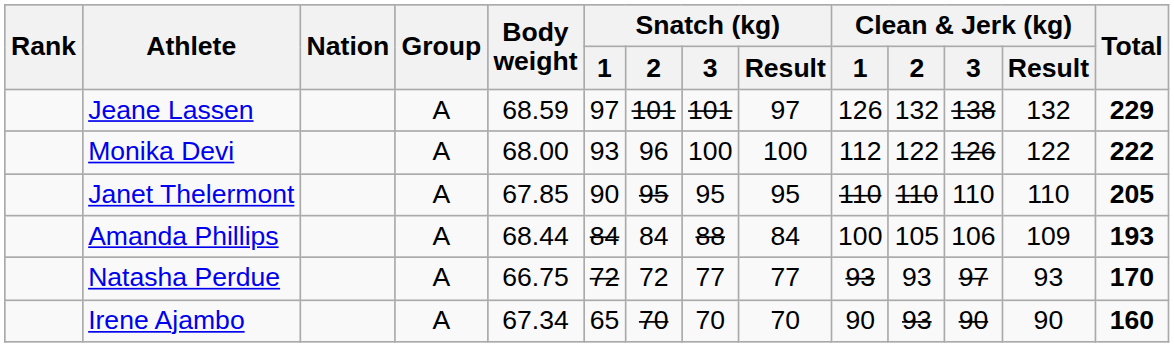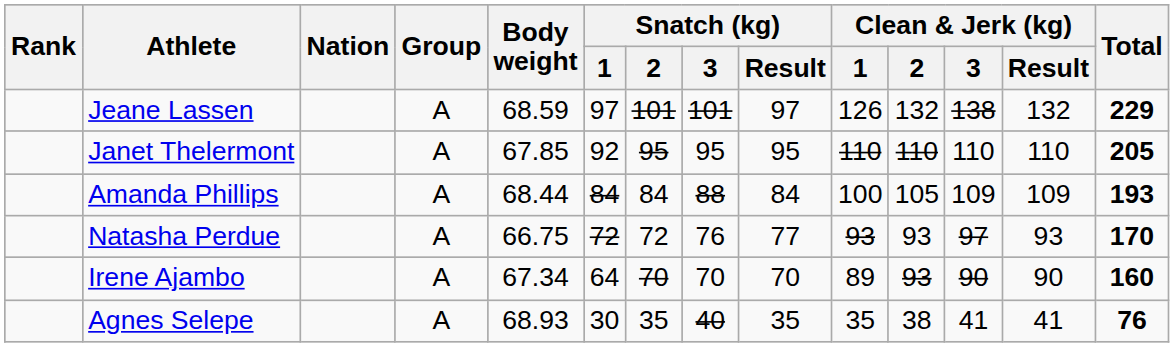- row: (161, 151)
(605, 194) 90 -> (605, 151) 92
(973, 236) 106 -> (973, 194) 109
(710, 278) 77 -> (710, 236) 76
(605, 320) 65 -> (605, 278) 64
(860, 320) 90 -> (860, 278) 89
+ row: (171, 320)
